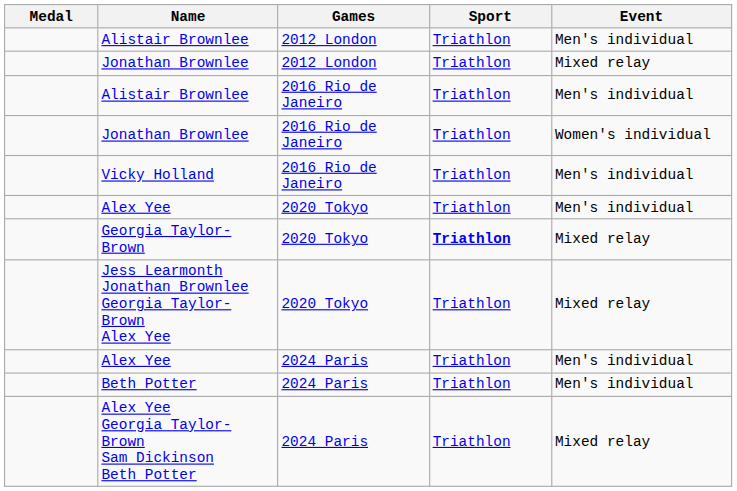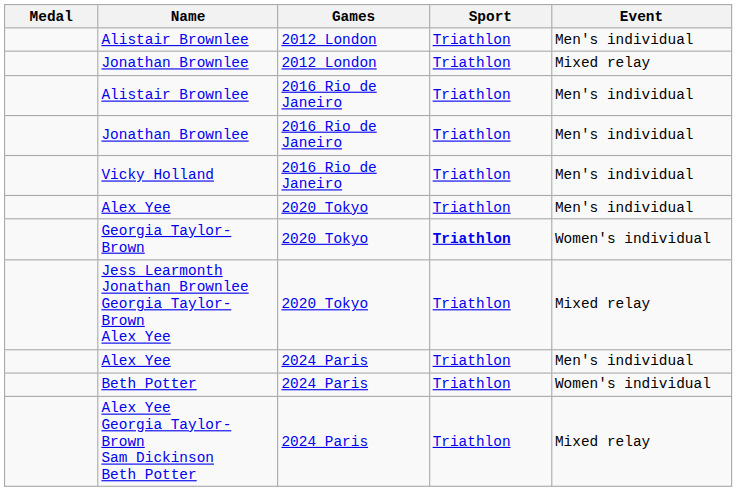(633, 135) Women's individual -> (624, 135) Men's individual
(603, 239) Mixed relay -> (633, 239) Women's individual
(624, 385) Men's individual -> (633, 385) Women's individual
